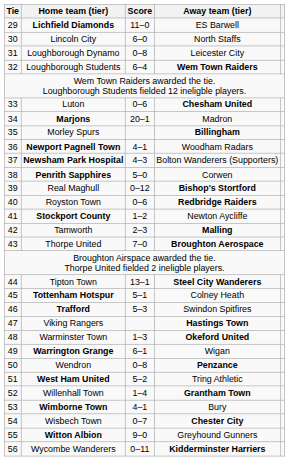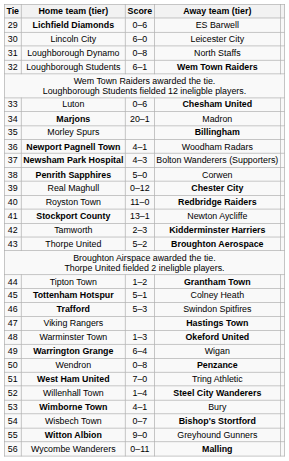(140, 25) 11–0 -> (140, 25) 0–6
(217, 39) North Staffs -> (217, 39) Leicester City
(217, 53) Leicester City -> (217, 53) North Staffs
(140, 67) 6–4 -> (140, 67) 6–1
(217, 188) Bishop's Stortford -> (217, 188) Chester City
(140, 202) 0–6 -> (140, 202) 11–0
(140, 216) 1–2 -> (140, 216) 13–1
(217, 230) Malling -> (217, 230) Kidderminster Harriers
(140, 244) 7–0 -> (140, 244) 5–2
(140, 281) 13–1 -> (140, 281) 1–2
(217, 281) Steel City Wanderers -> (217, 281) Grantham Town
(140, 351) 6–1 -> (140, 351) 6–4
(140, 379) 5–2 -> (140, 379) 7–0
(217, 393) Grantham Town -> (217, 393) Steel City Wanderers
(217, 421) Chester City -> (217, 421) Bishop's Stortford
(217, 448) Kidderminster Harriers -> (217, 448) Malling
